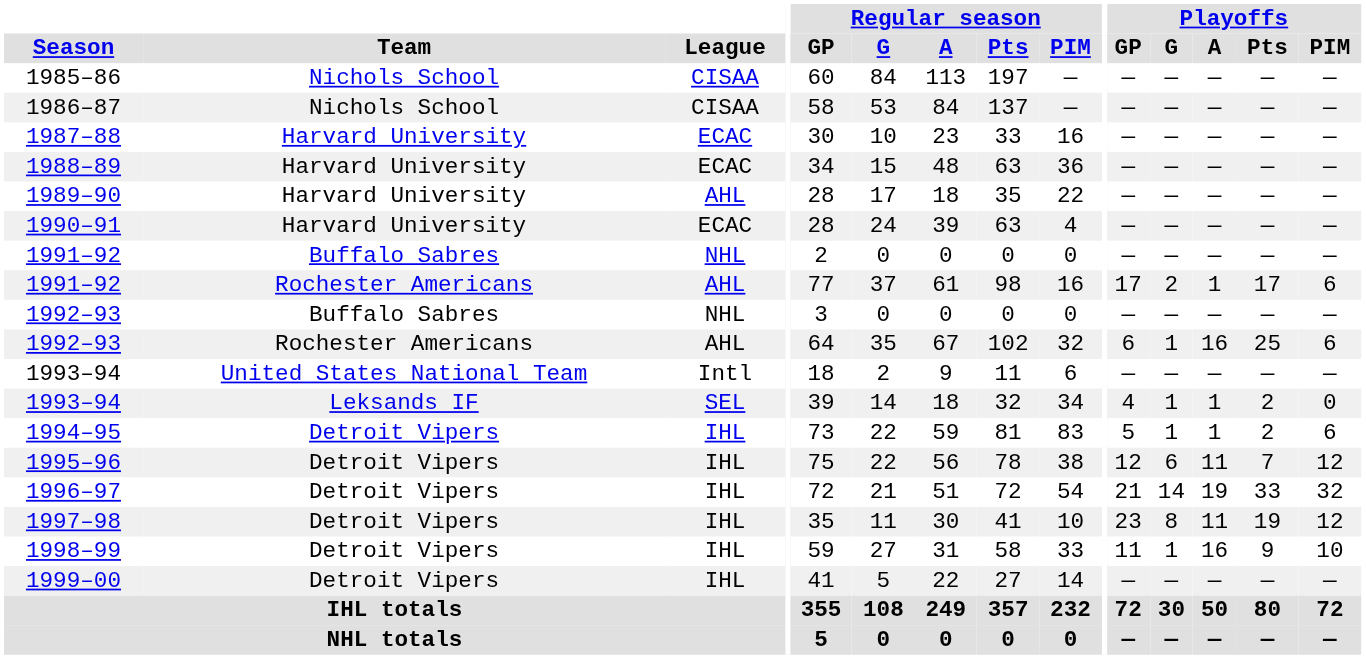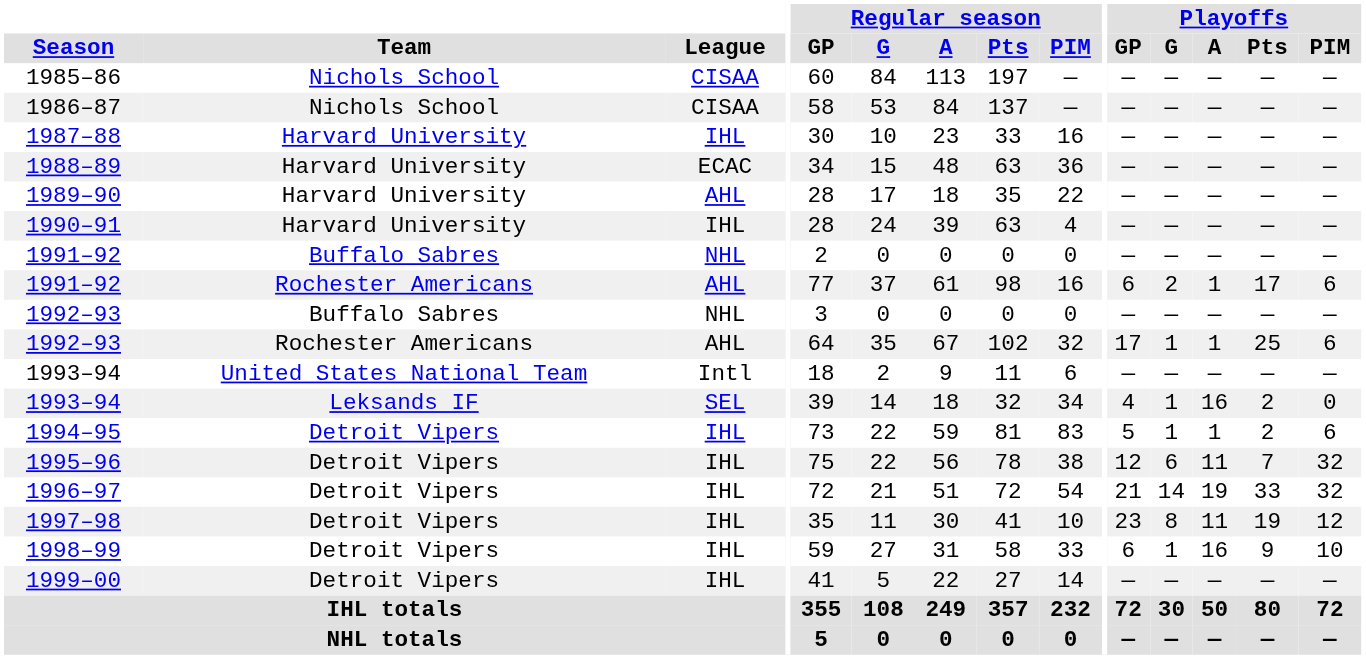(725, 137) ECAC -> (725, 137) IHL
(725, 226) ECAC -> (725, 226) IHL
(1128, 285) 17 -> (1128, 285) 6
(1128, 344) 6 -> (1128, 344) 17
(1215, 344) 16 -> (1215, 344) 1
(1215, 403) 1 -> (1215, 403) 16
(1330, 462) 12 -> (1330, 462) 32
(1128, 551) 11 -> (1128, 551) 6
